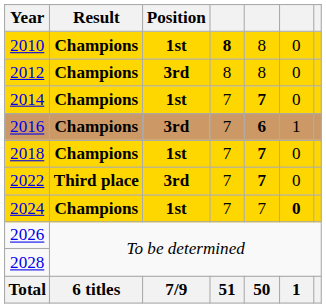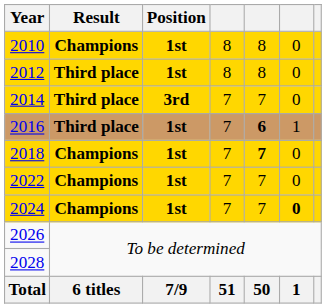(227, 45) bold -> (227, 45) normal
(96, 72) Champions -> (96, 72) Third place
(176, 72) 3rd -> (176, 72) 1st
(96, 99) Champions -> (96, 99) Third place
(176, 99) 1st -> (176, 99) 3rd
(262, 99) bold -> (262, 99) normal
(96, 126) Champions -> (96, 126) Third place
(176, 126) 3rd -> (176, 126) 1st
(96, 180) Third place -> (96, 180) Champions
(176, 180) 3rd -> (176, 180) 1st
(262, 180) bold -> (262, 180) normal
